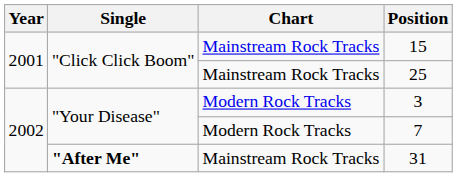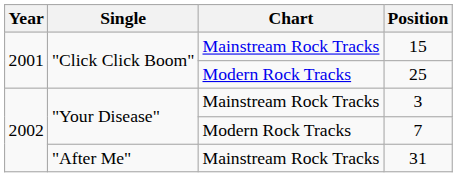(291, 74) Mainstream Rock Tracks -> (277, 74) Modern Rock Tracks
(277, 102) Modern Rock Tracks -> (291, 102) Mainstream Rock Tracks
(96, 158) bold -> (92, 158) normal
